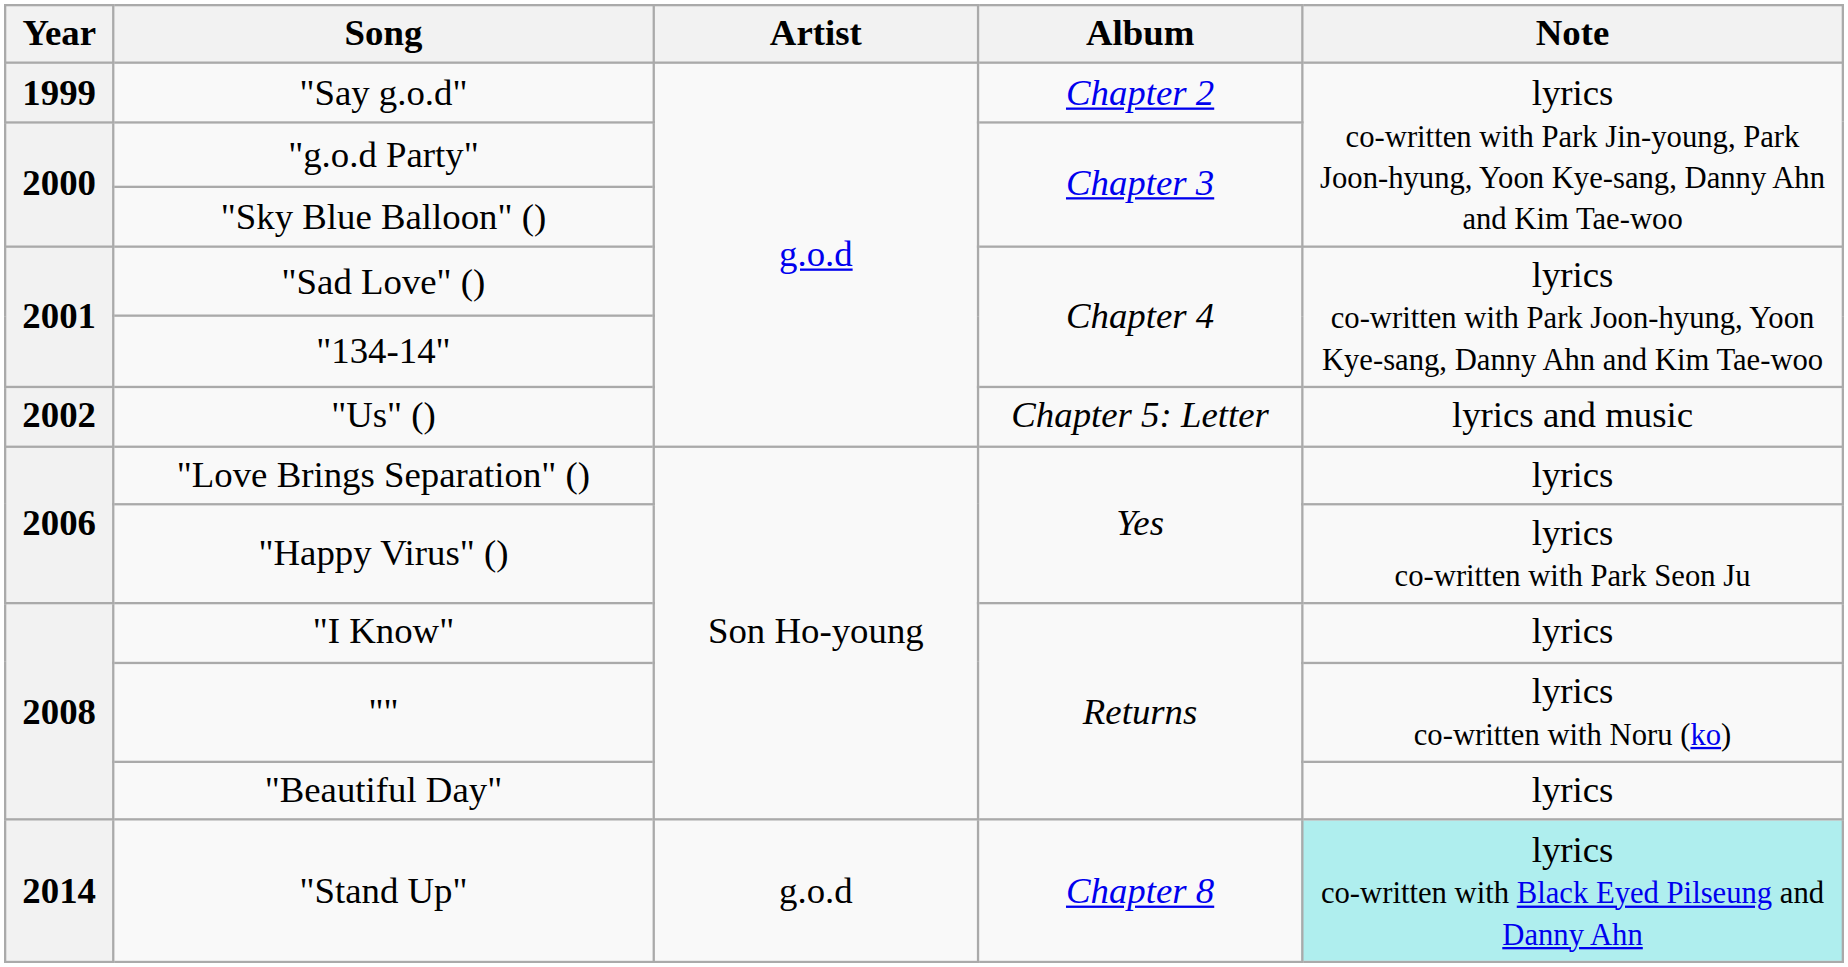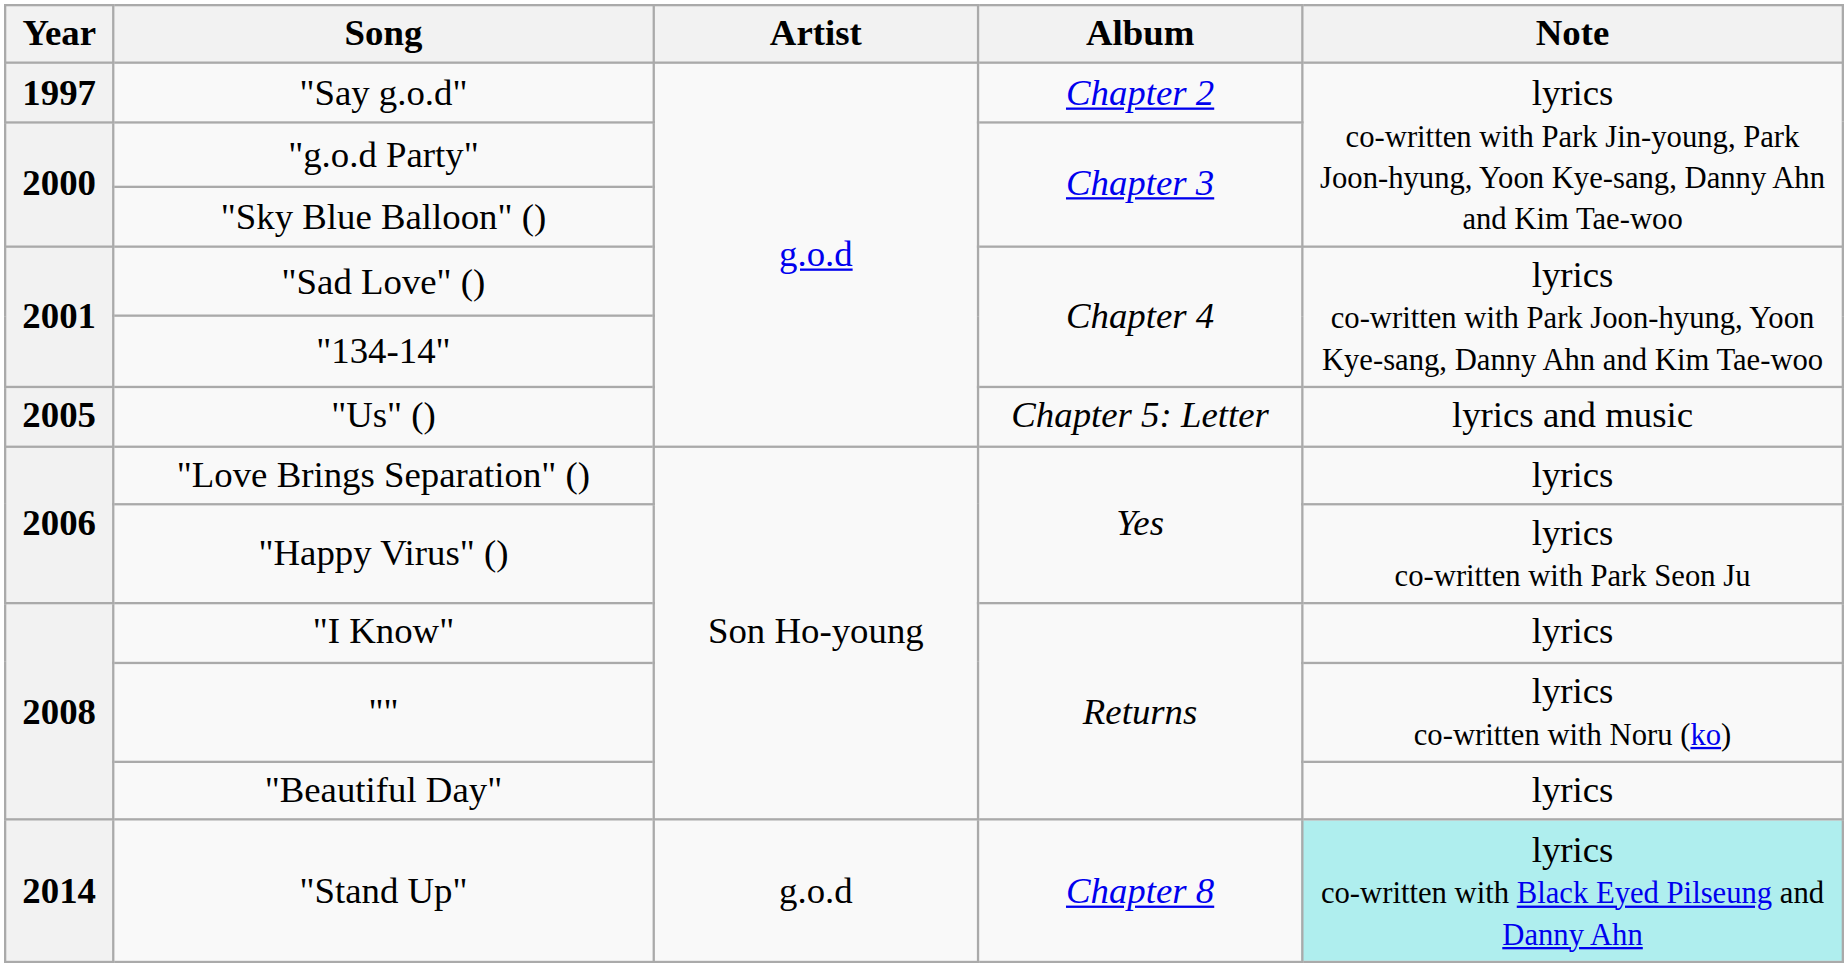(59, 92) 1999 -> (59, 92) 1997
(59, 415) 2002 -> (59, 415) 2005
